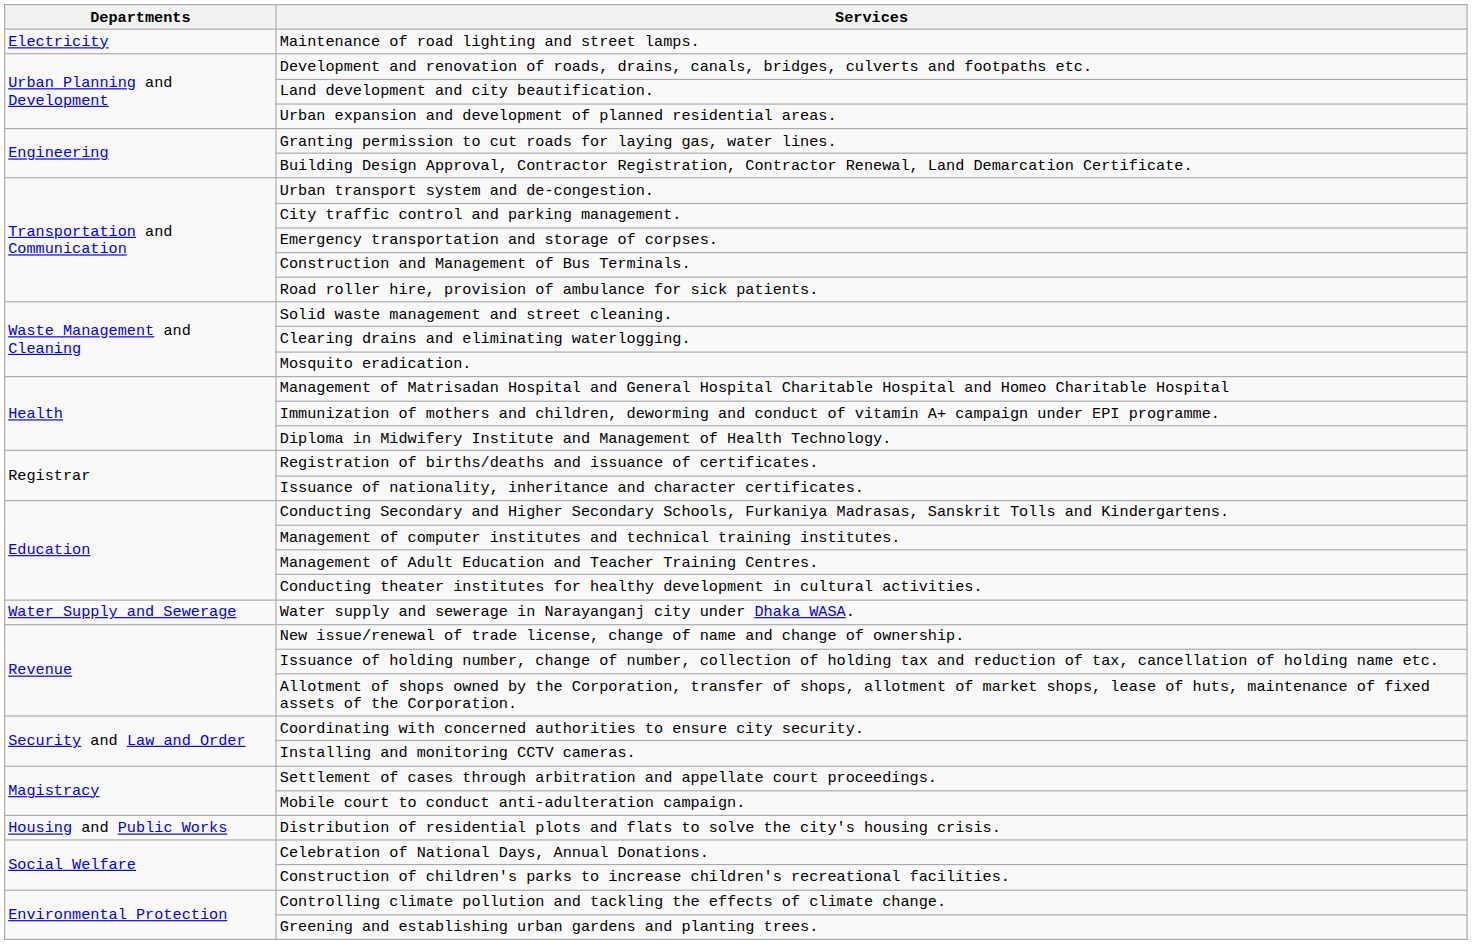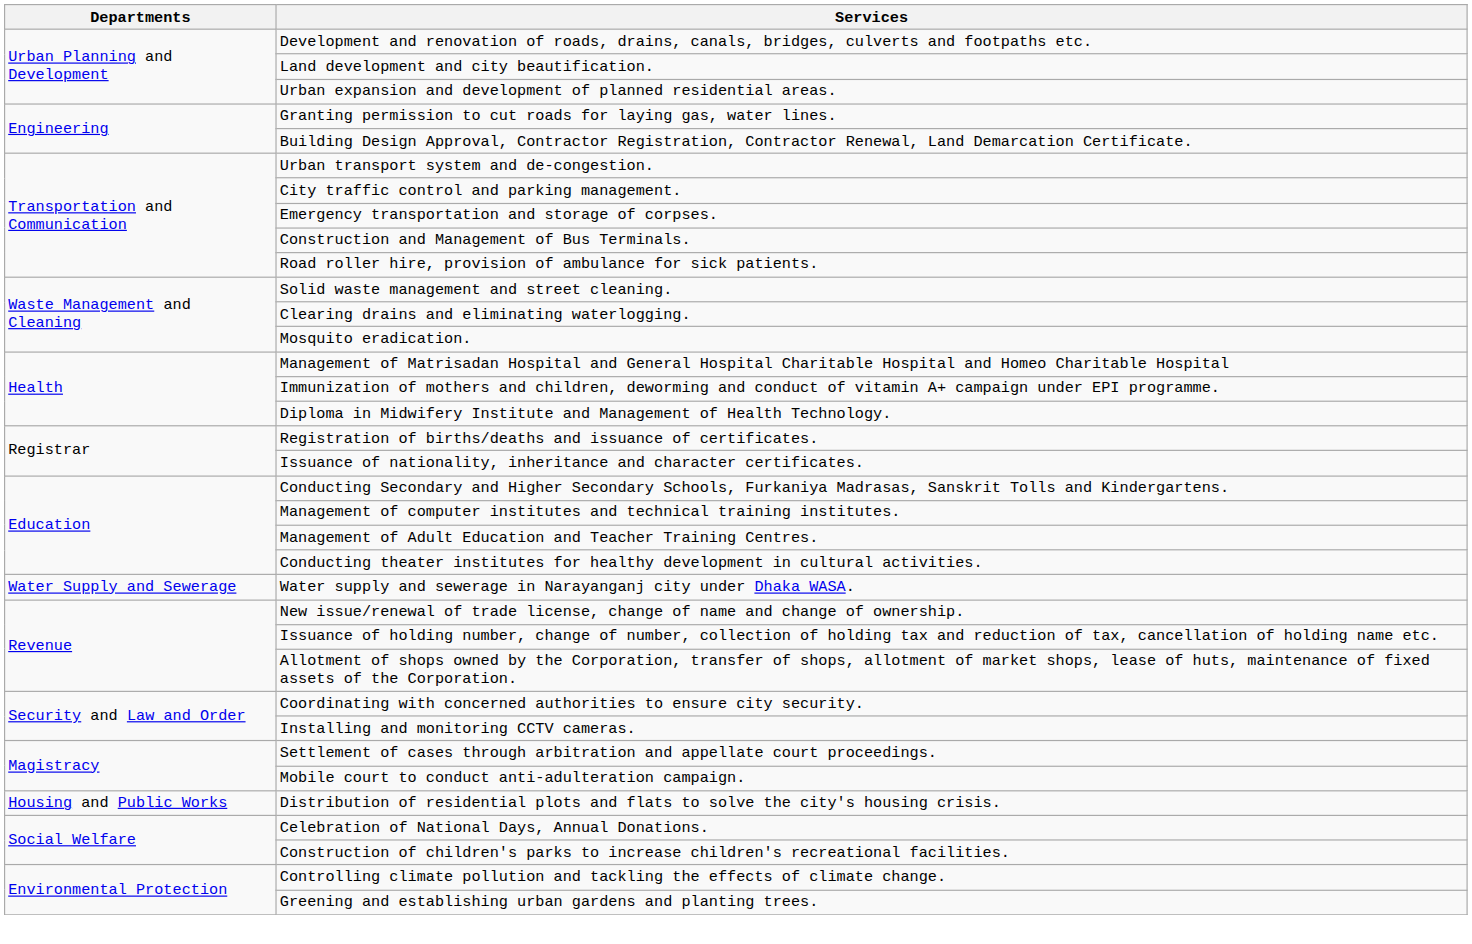- row: (490, 42)
